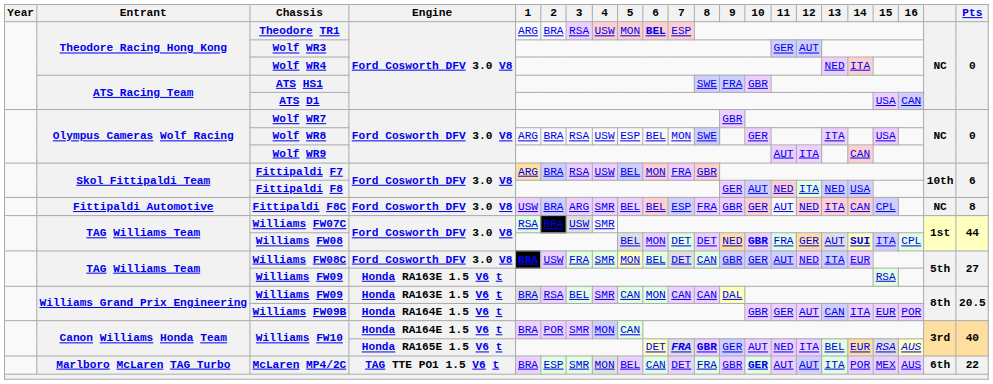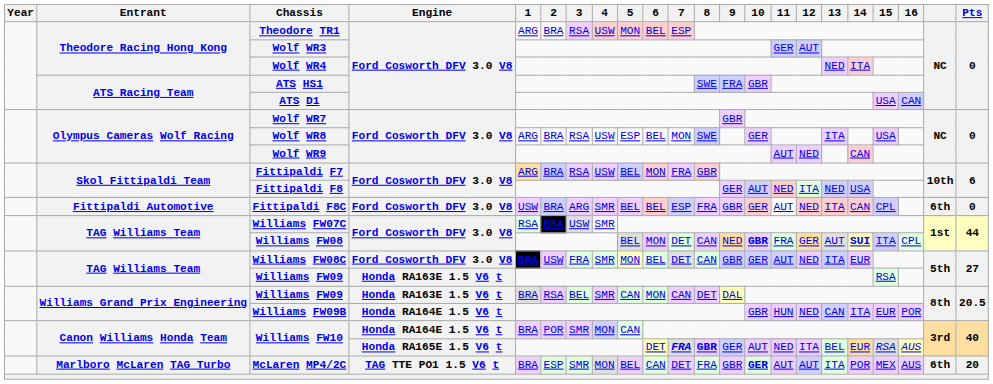(656, 31) bold -> (656, 31) normal
(809, 154) ITA -> (809, 154) NED
(940, 207) NC -> (940, 207) 6th
(972, 207) 8 -> (972, 207) 0
(707, 242) DET -> (707, 242) CAN
(707, 295) CAN -> (707, 295) DET
(783, 312) GER -> (783, 312) HUN
(809, 312) AUT -> (809, 312) NED
(972, 365) 22 -> (972, 365) 20
